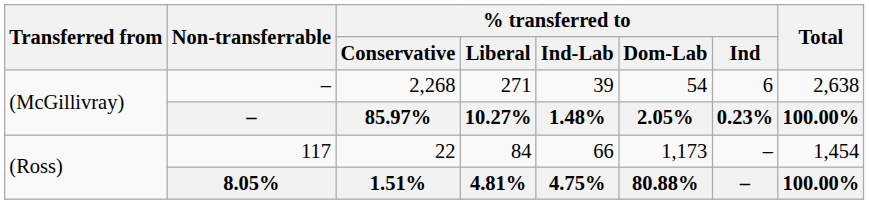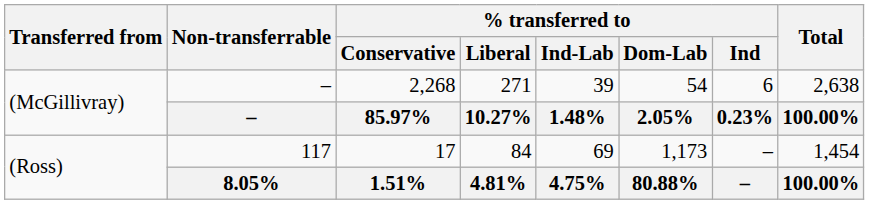(445, 150) 22 -> (445, 150) 17
(603, 150) 66 -> (603, 150) 69
